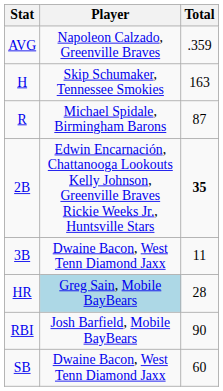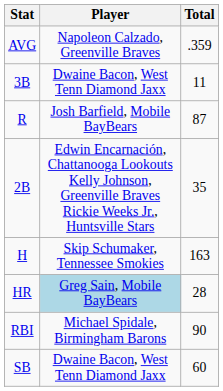rows swapped: (22, 82) <-> (22, 256)
(110, 119) Michael Spidale, Birmingham Barons -> (110, 119) Josh Barfield, Mobile BayBears
(199, 187) bold -> (199, 187) normal
(110, 330) Josh Barfield, Mobile BayBears -> (110, 330) Michael Spidale, Birmingham Barons
